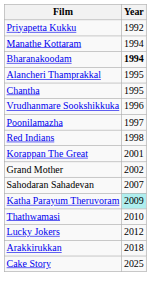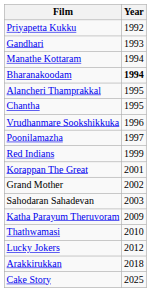+ row: (25, 43)
(134, 138) 1998 -> (134, 153) 1999
(134, 185) 2007 -> (134, 201) 2003
(134, 201) paleturquoise background -> (134, 216) no background
